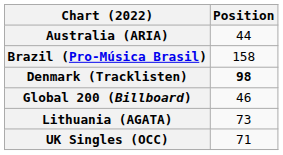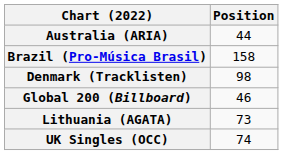(244, 77) bold -> (244, 77) normal
(244, 139) 71 -> (244, 139) 74
